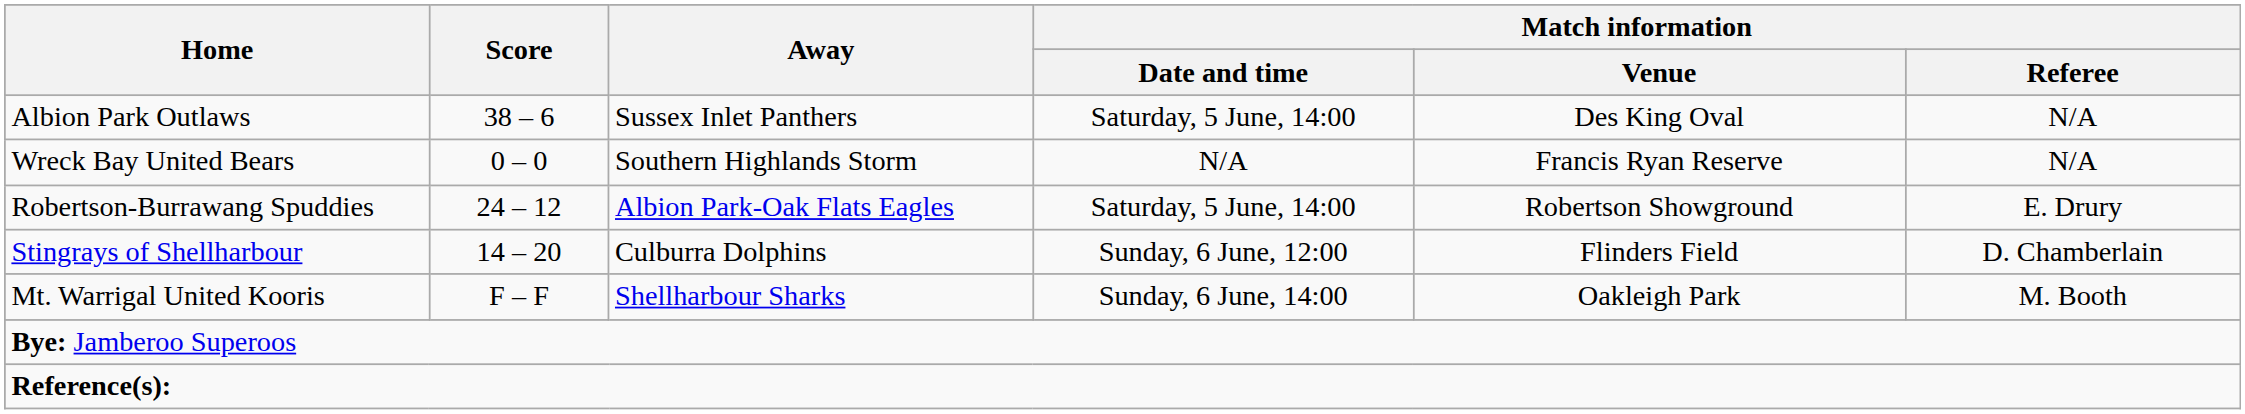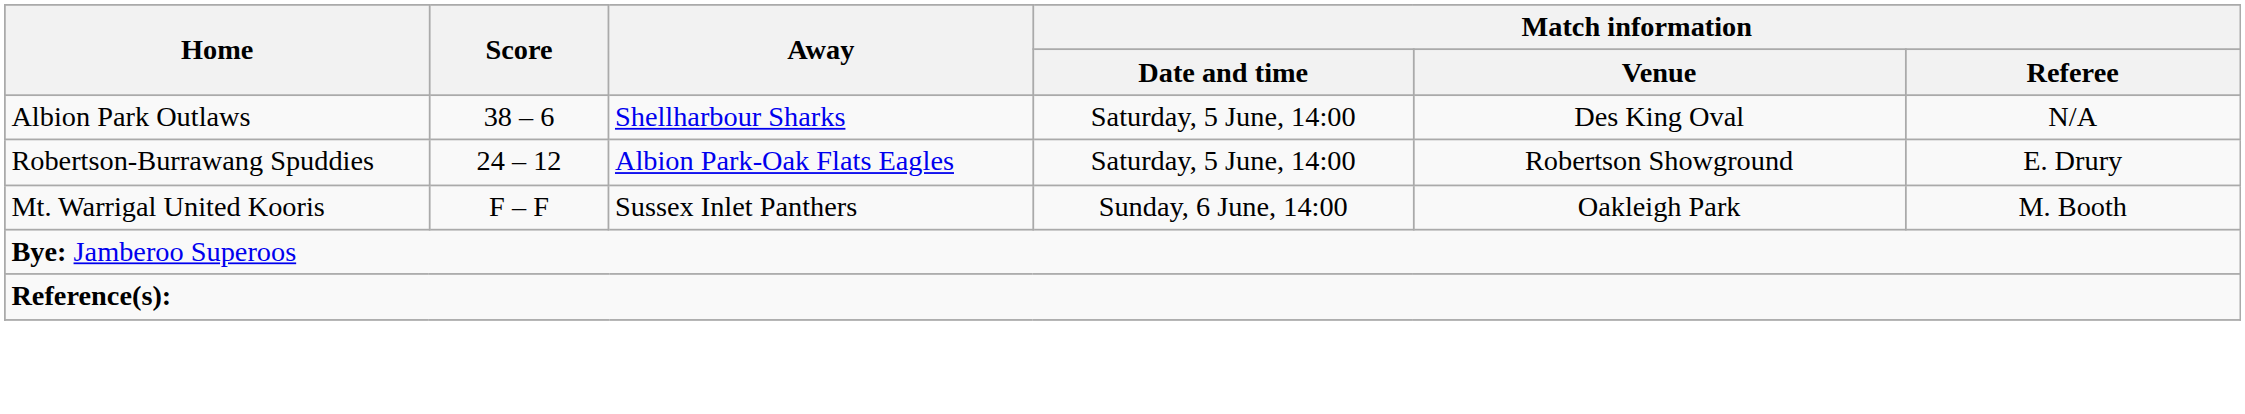(736, 116) Sussex Inlet Panthers -> (730, 116) Shellharbour Sharks
- row: (153, 161)
- row: (157, 251)
(730, 296) Shellharbour Sharks -> (736, 206) Sussex Inlet Panthers
